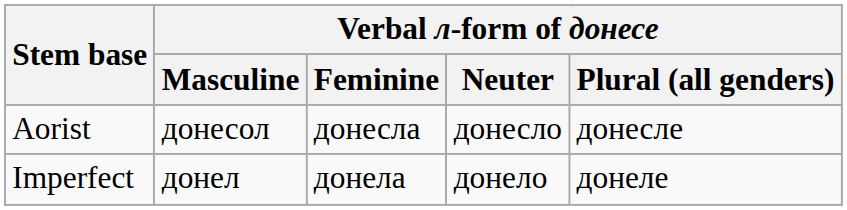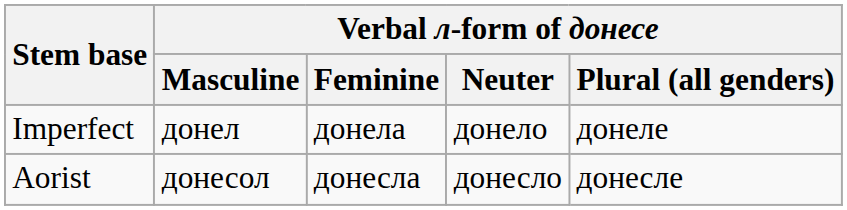rows swapped: (73, 178) <-> (51, 128)
